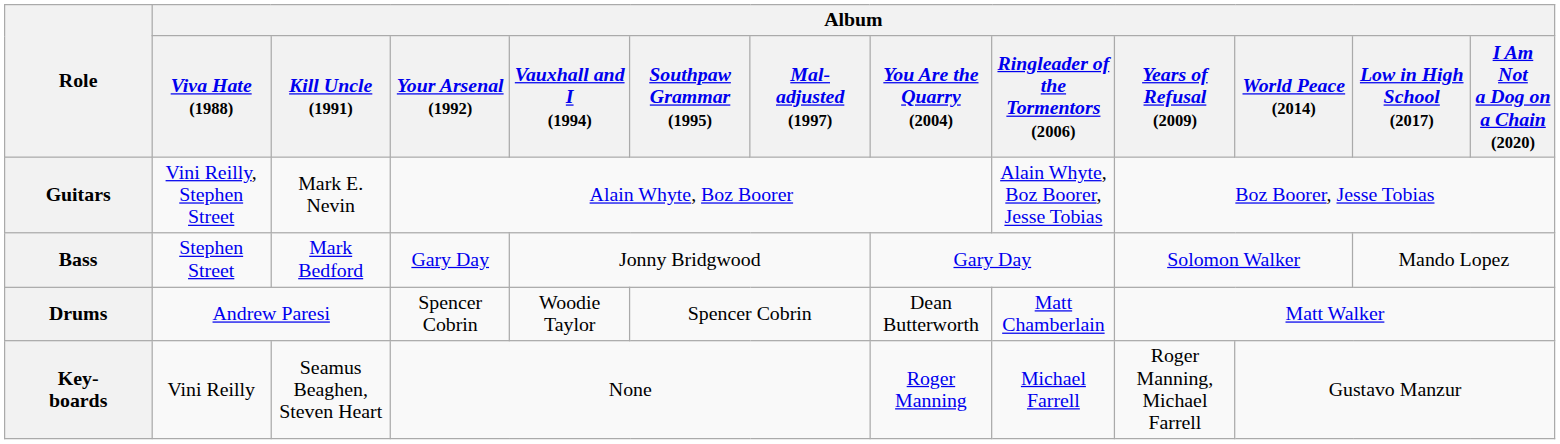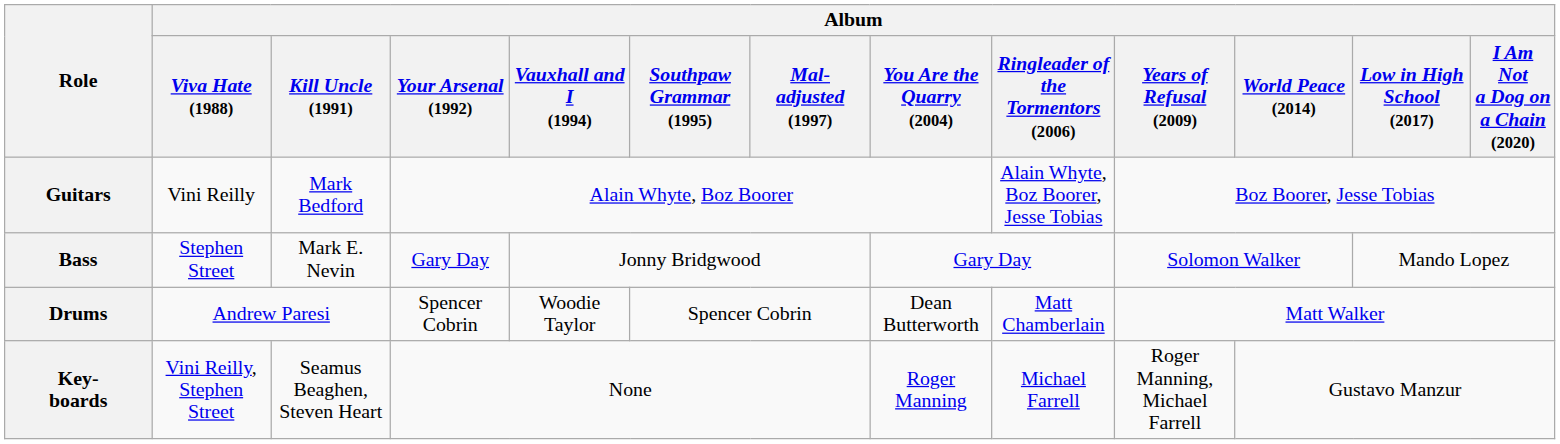(211, 194) Vini Reilly, Stephen Street -> (211, 194) Vini Reilly
(331, 194) Mark E. Nevin -> (331, 194) Mark Bedford
(331, 259) Mark Bedford -> (331, 259) Mark E. Nevin
(211, 389) Vini Reilly -> (211, 389) Vini Reilly, Stephen Street
